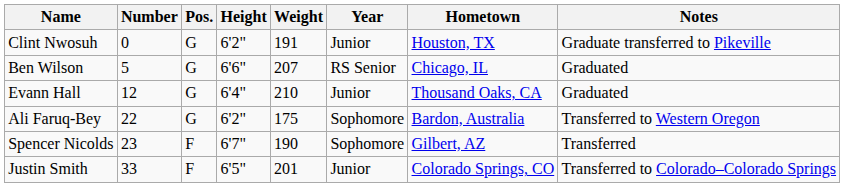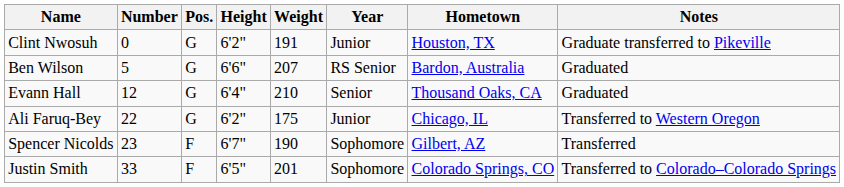(450, 67) Chicago, IL -> (468, 67) Bardon, Australia
(350, 93) Junior -> (351, 93) Senior
(367, 118) Sophomore -> (350, 118) Junior
(468, 118) Bardon, Australia -> (450, 118) Chicago, IL
(350, 169) Junior -> (367, 169) Sophomore
